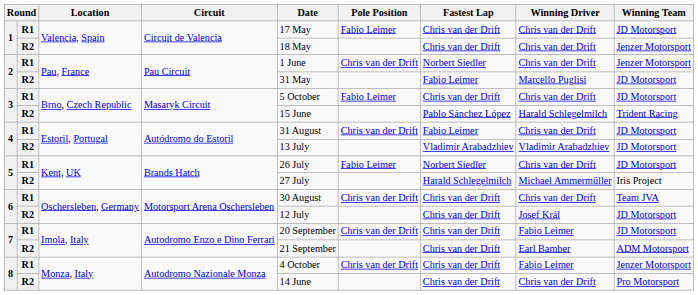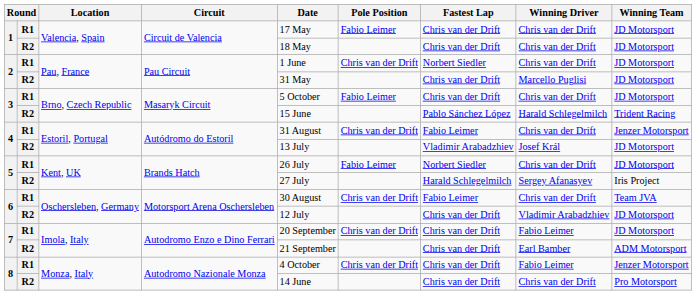(654, 46) Jenzer Motorsport -> (644, 46) JD Motorsport
(654, 62) Jenzer Motorsport -> (644, 62) JD Motorsport
(450, 79) Fabio Leimer -> (461, 79) Chris van der Drift
(646, 130) JD Motorsport -> (651, 130) Jenzer Motorsport
(564, 147) Vladimir Arabadzhiev -> (539, 147) Josef Král
(565, 180) Michael Ammermüller -> (555, 180) Sergey Afanasyev
(461, 197) Chris van der Drift -> (450, 197) Fabio Leimer
(539, 214) Josef Král -> (564, 214) Vladimir Arabadzhiev
